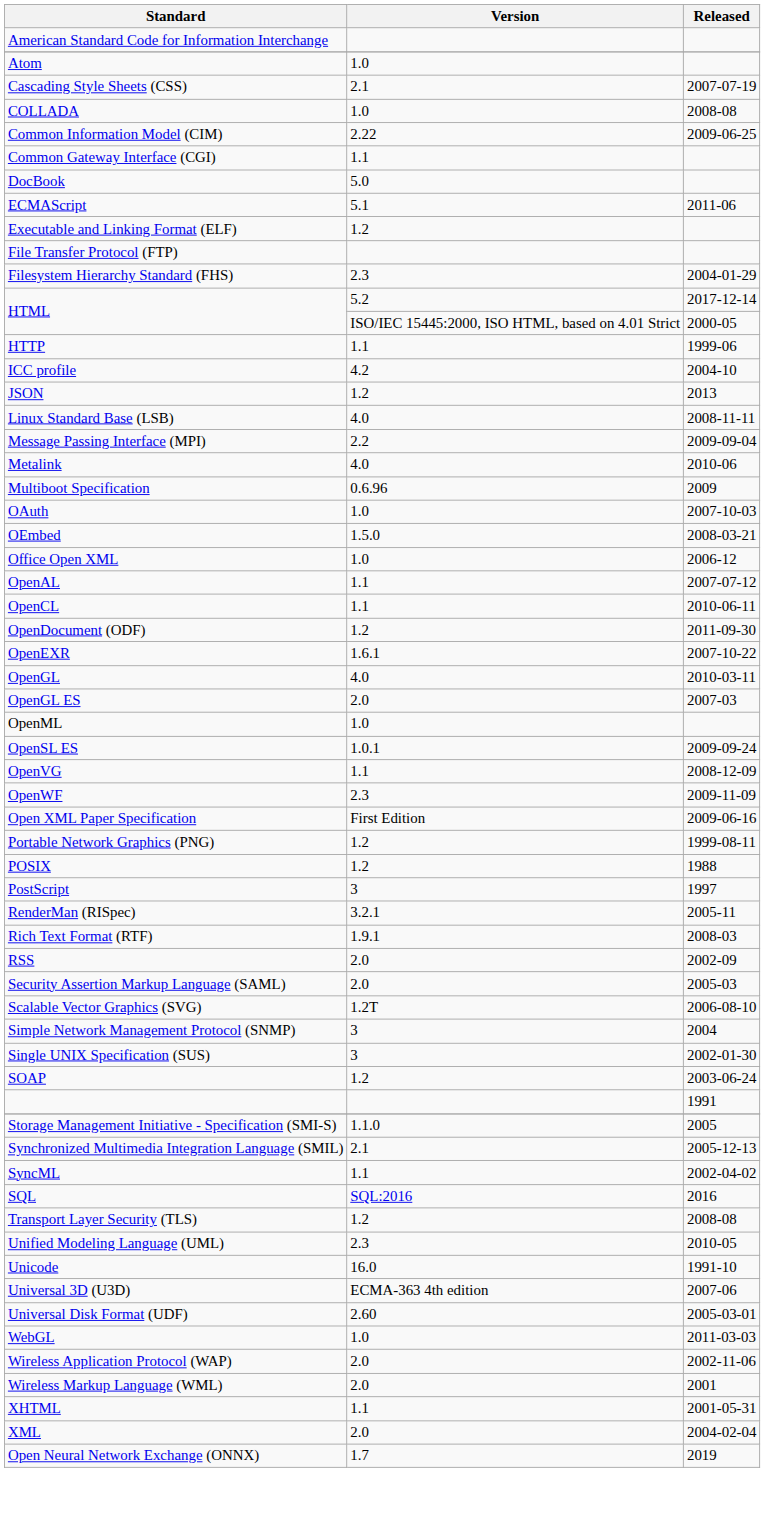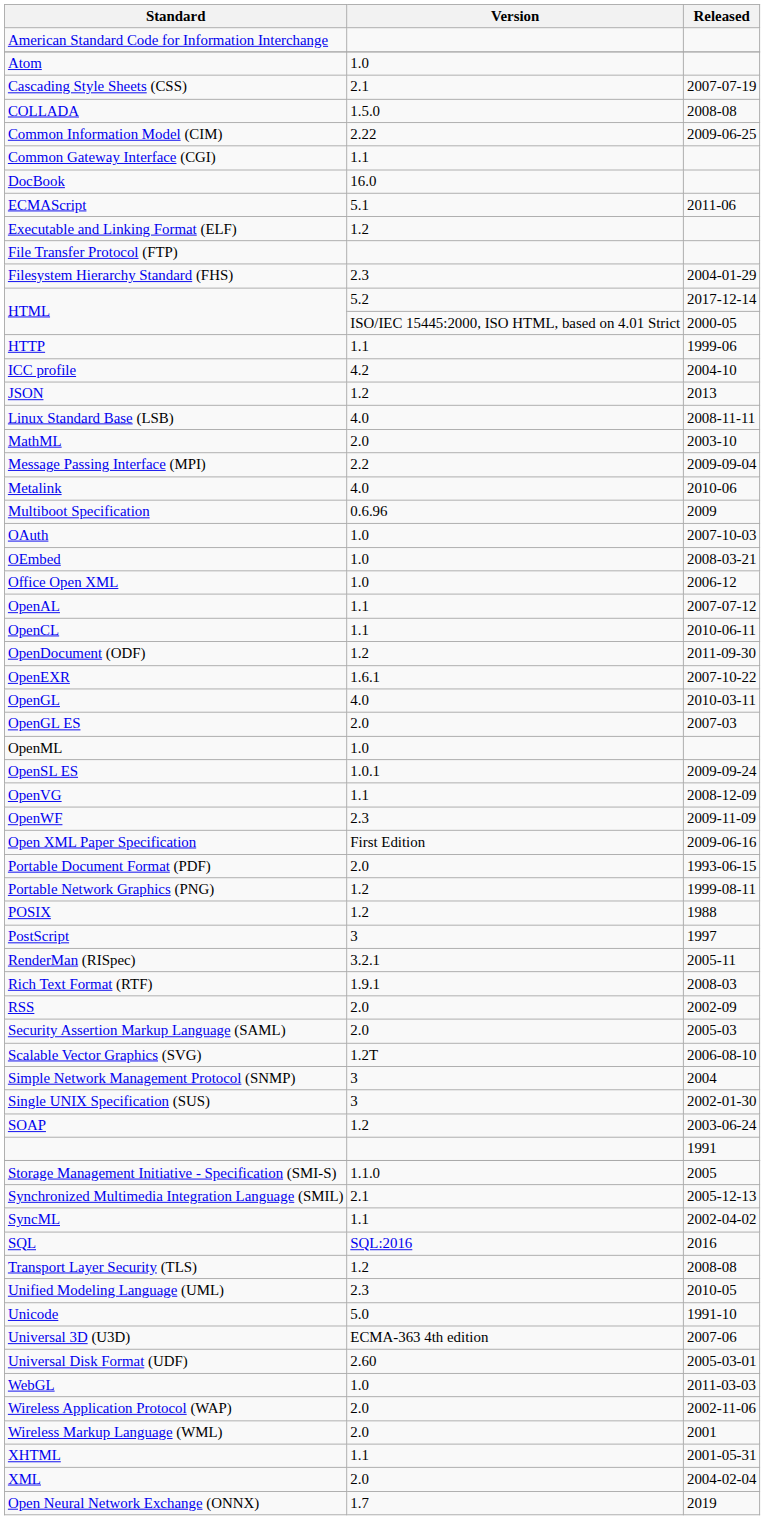(360, 110) 1.0 -> (365, 110) 1.5.0
(360, 181) 5.0 -> (363, 181) 16.0
+ row: (35, 441)
(365, 535) 1.5.0 -> (360, 559) 1.0
+ row: (109, 865)
(363, 1267) 16.0 -> (360, 1314) 5.0
